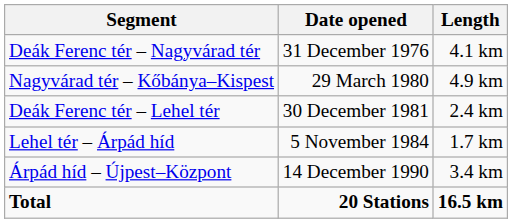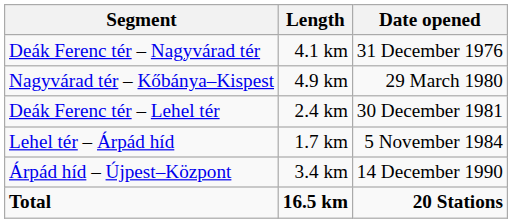columns swapped: (356, 19) <-> (470, 19)
